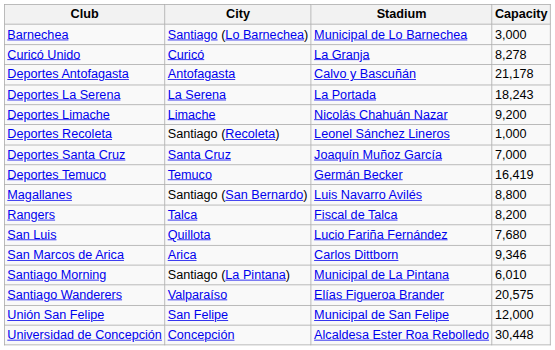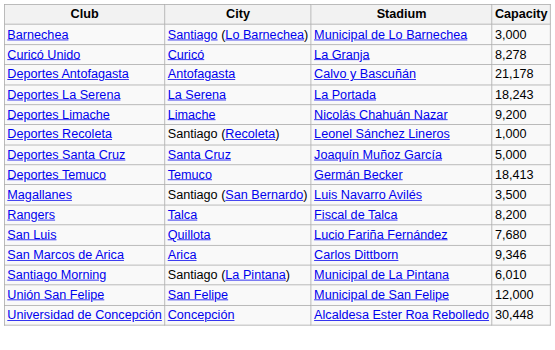(511, 154) 7,000 -> (511, 154) 5,000
(514, 174) 16,419 -> (514, 174) 18,413
(511, 194) 8,800 -> (511, 194) 3,500
- row: (65, 295)
